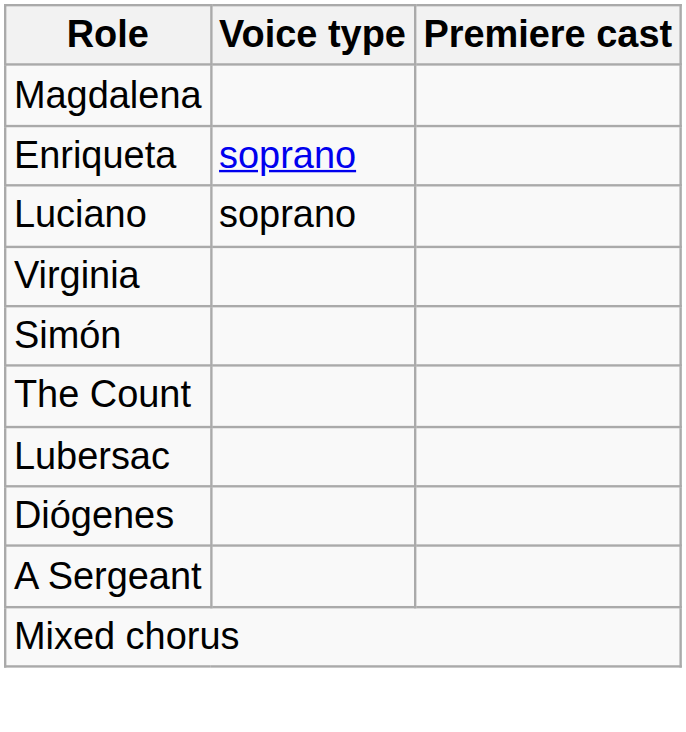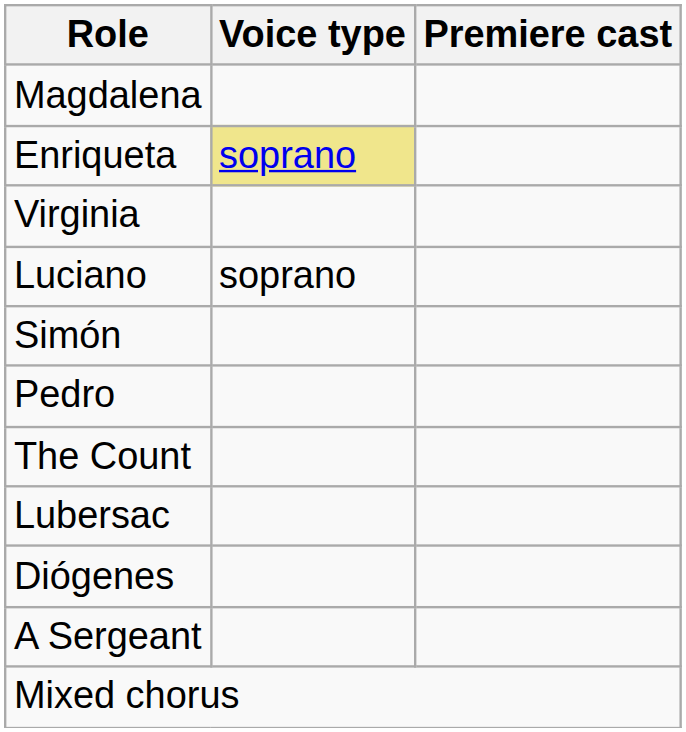(288, 154) no background -> (288, 154) khaki background
rows swapped: (80, 214) <-> (77, 275)
+ row: (65, 395)
